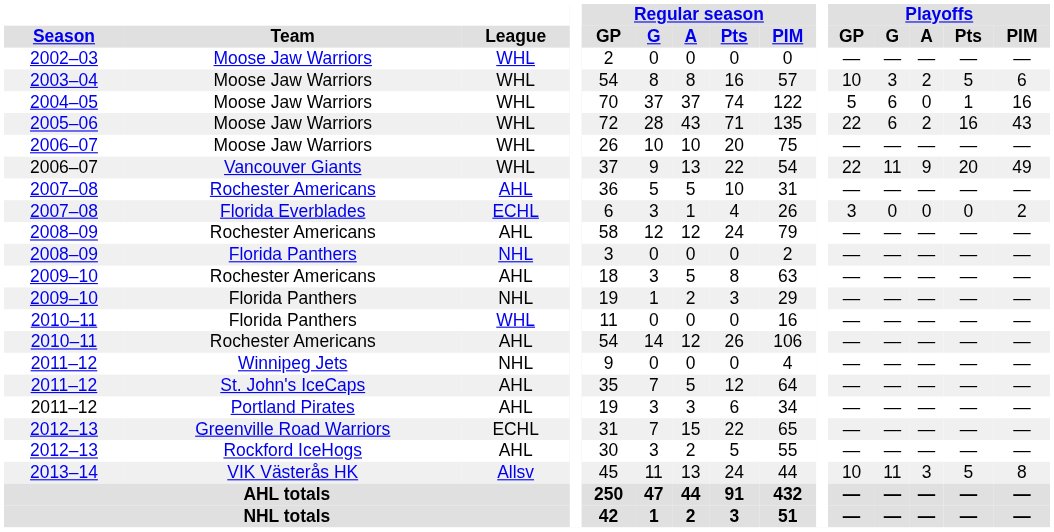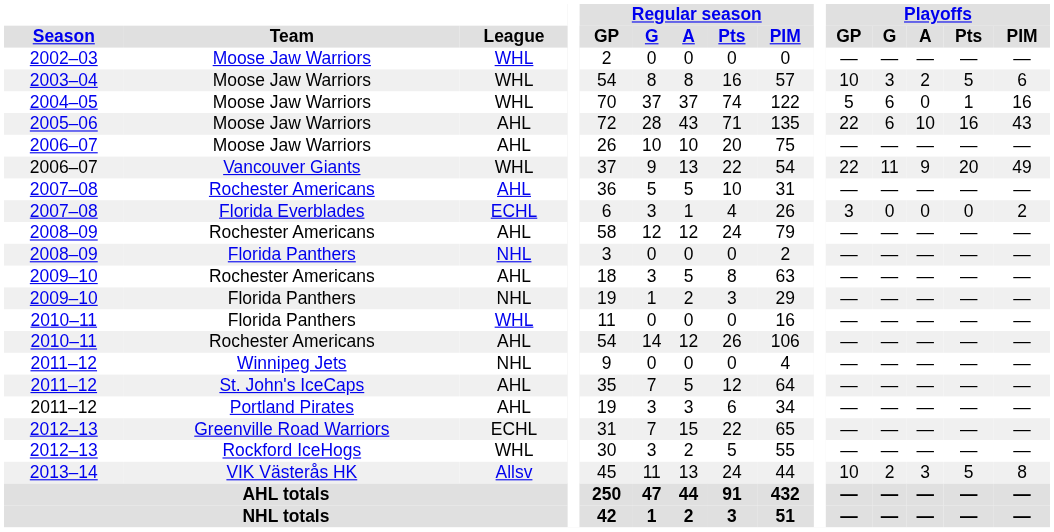(516, 123) WHL -> (514, 123) AHL
(926, 123) 2 -> (925, 123) 10
(516, 145) WHL -> (514, 145) AHL
(516, 450) AHL -> (514, 450) WHL
(892, 472) 11 -> (890, 472) 2
